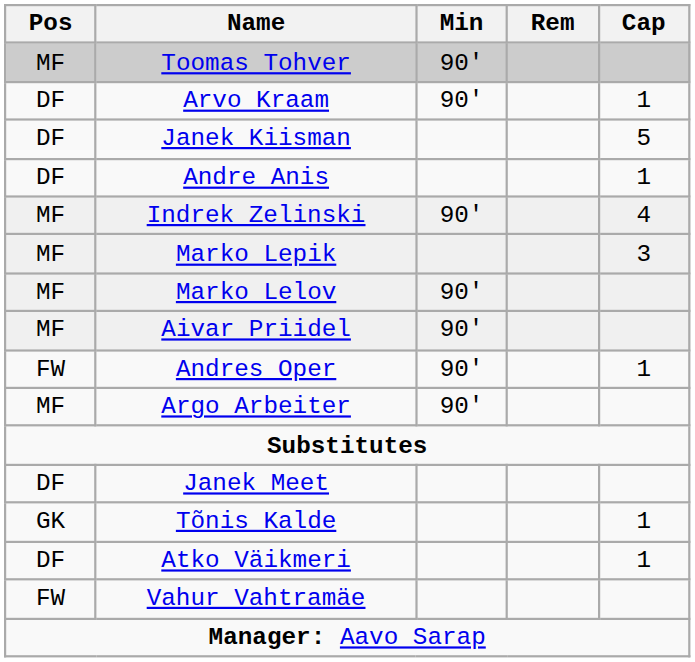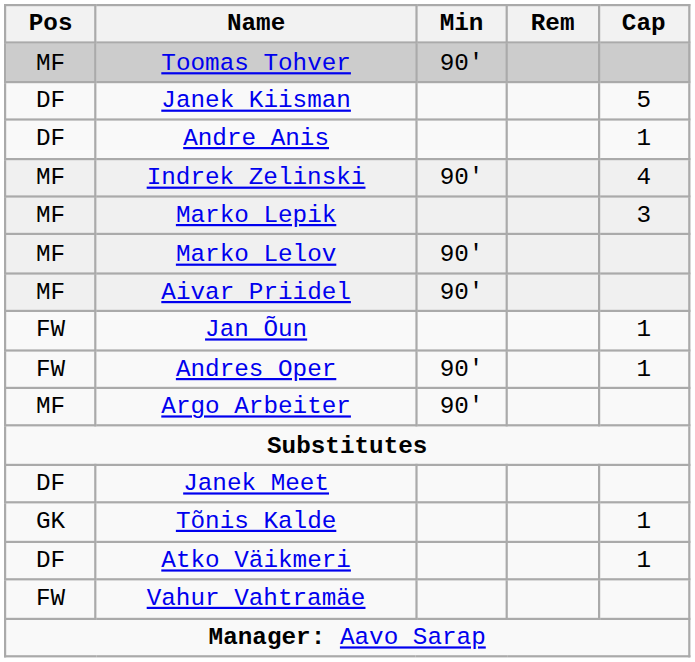- row: (256, 101)
+ row: (256, 331)
